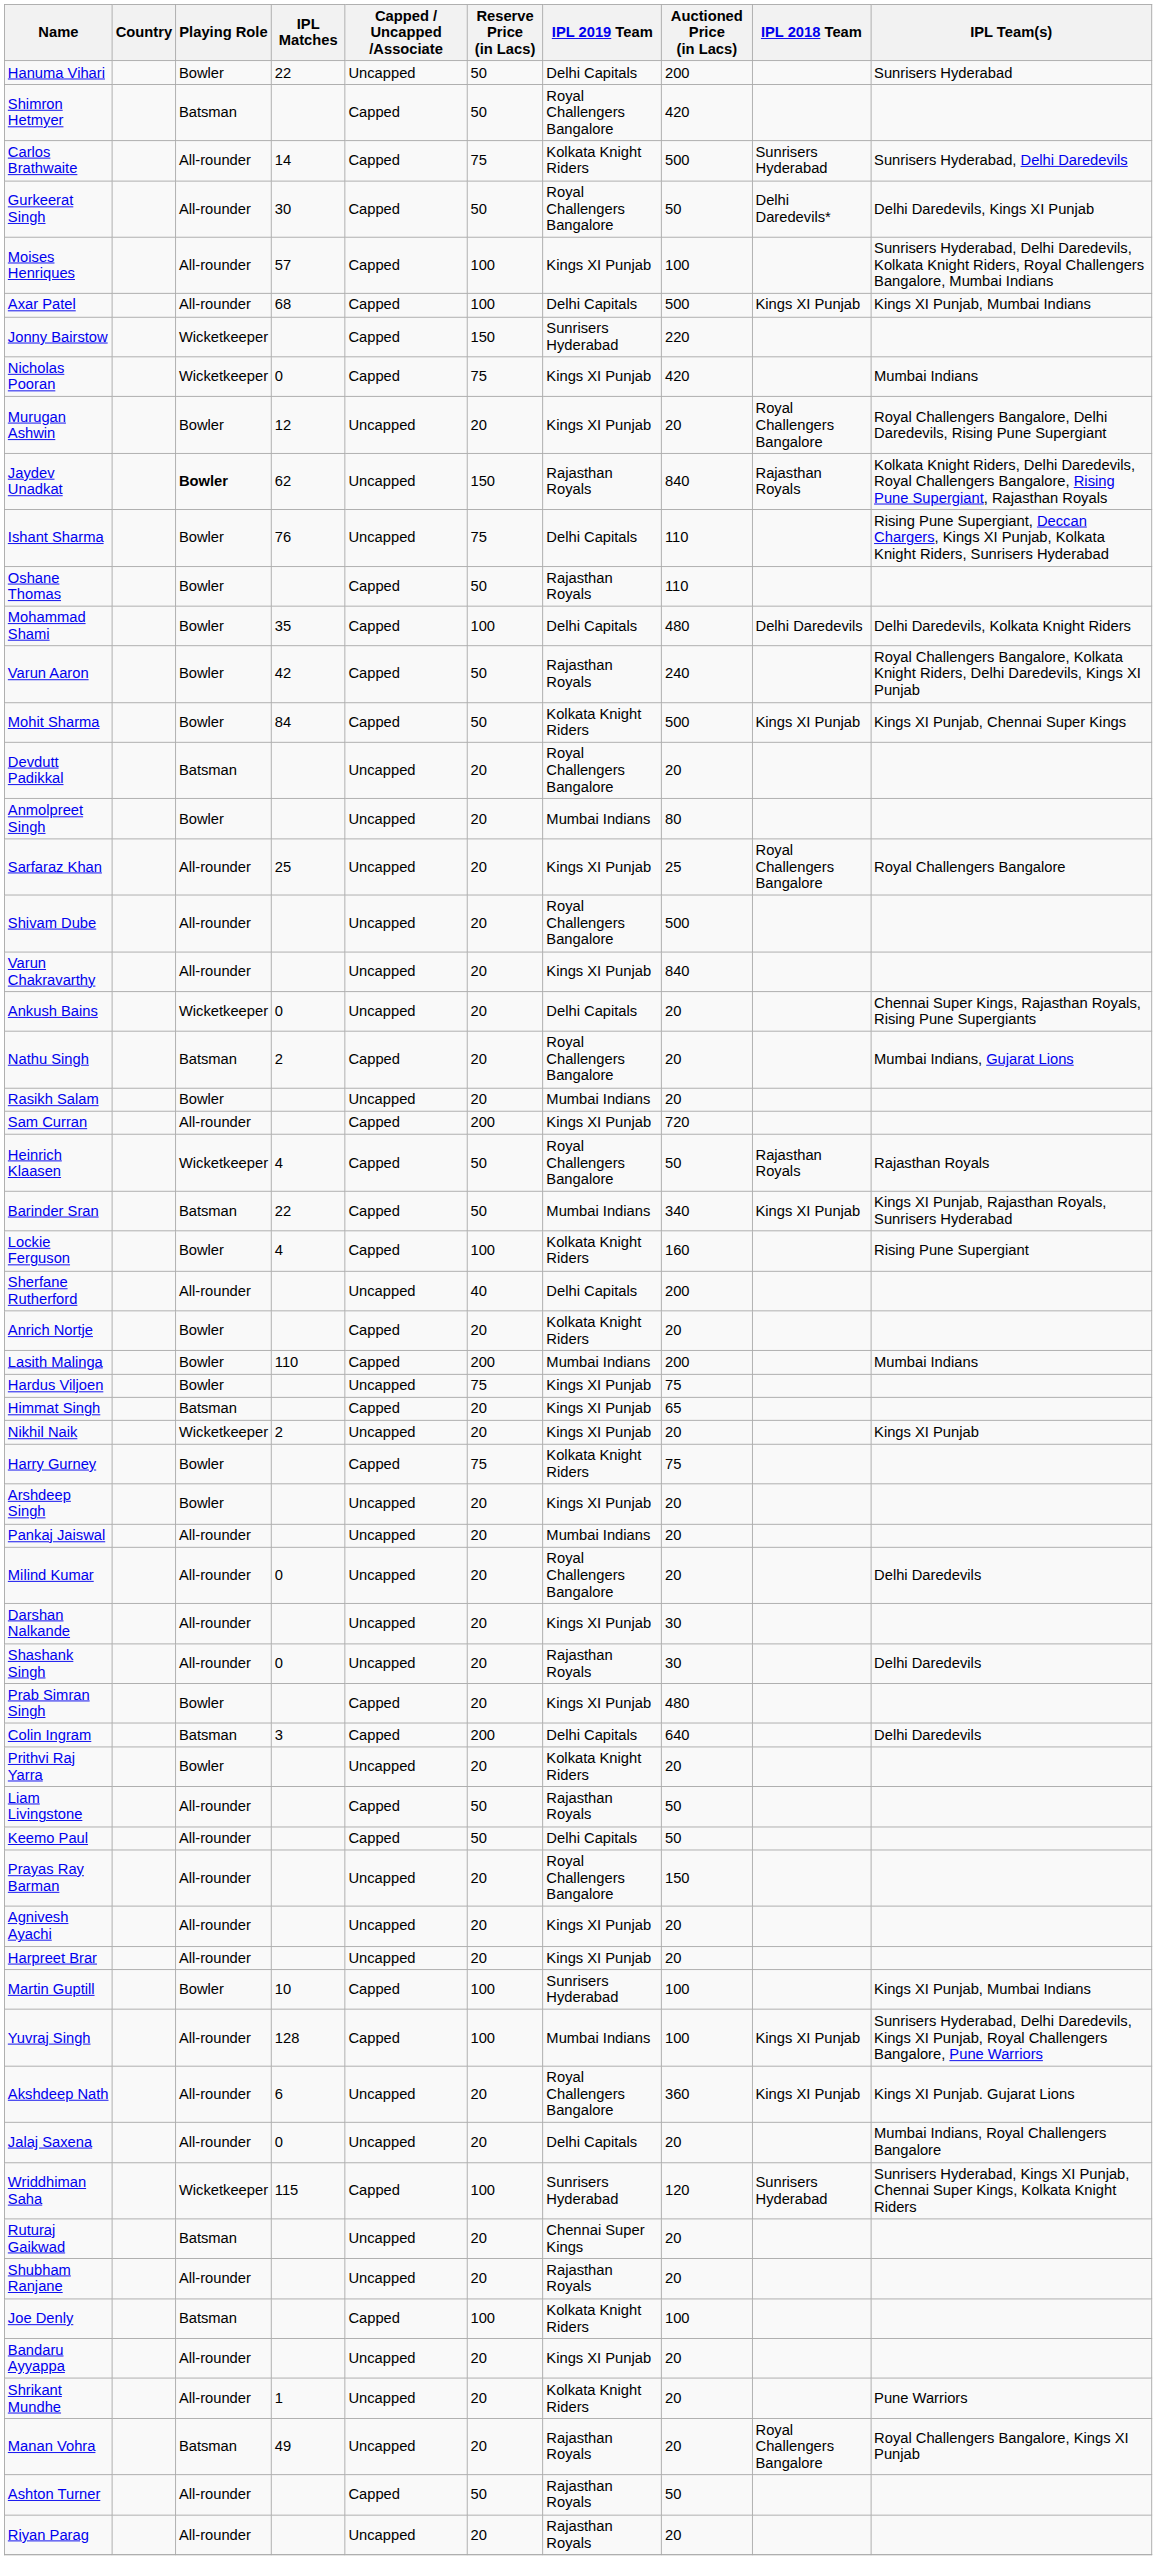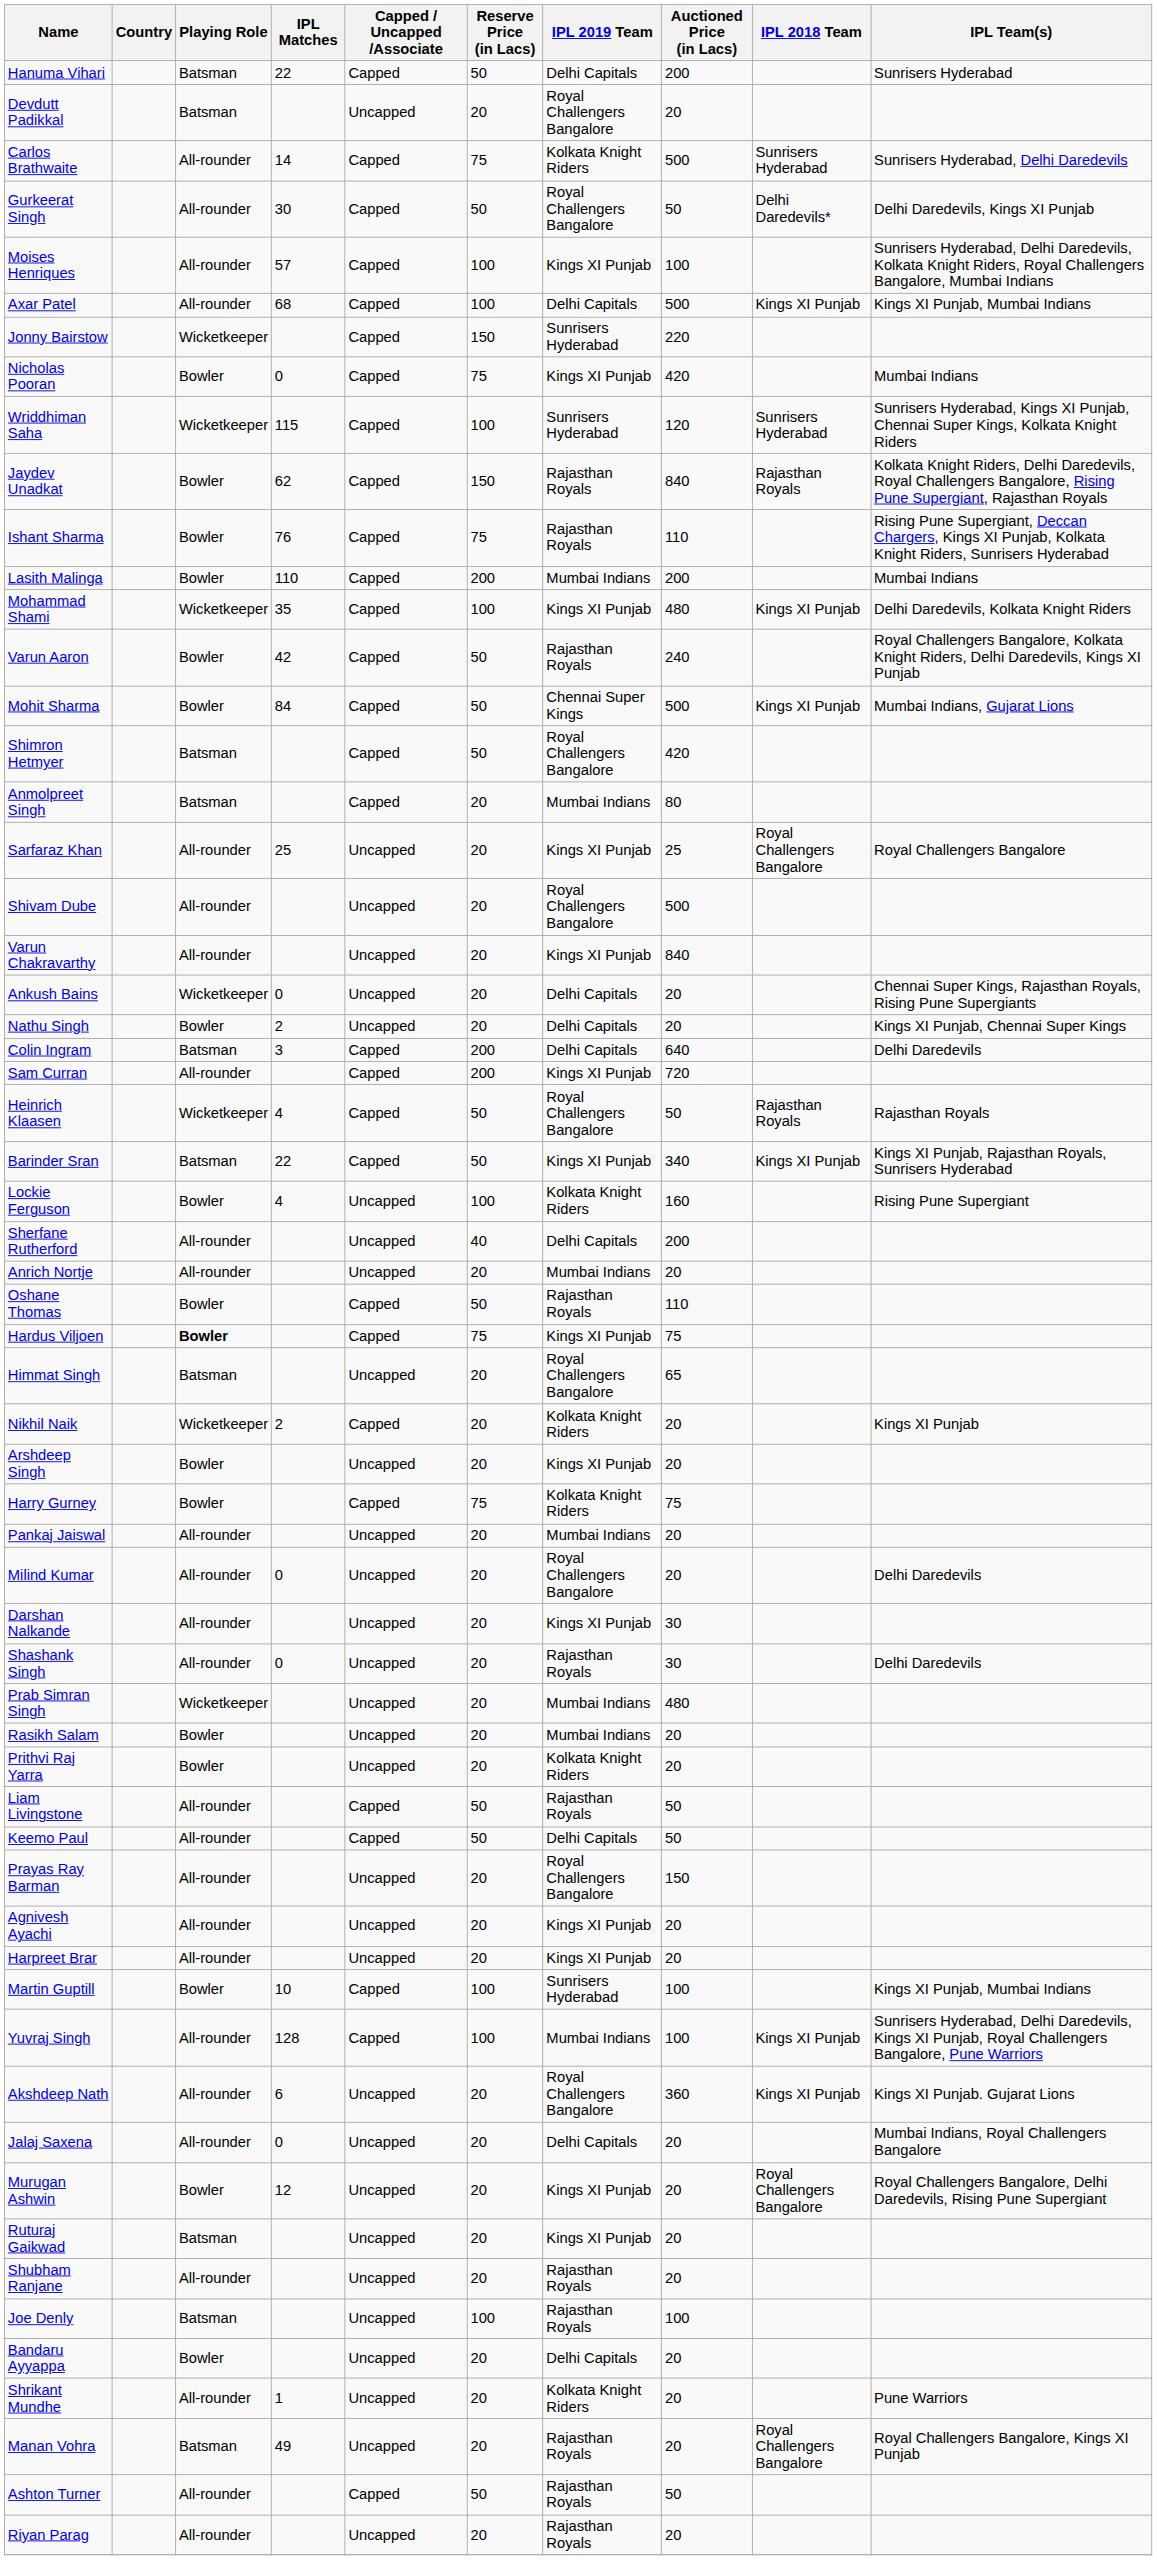(201, 72) Bowler -> (208, 72) Batsman
(382, 72) Uncapped -> (374, 72) Capped
rows swapped: (36, 112) <-> (36, 770)
(223, 376) Wicketkeeper -> (201, 376) Bowler
rows swapped: (47, 2190) <-> (37, 424)
(203, 481) bold -> (201, 481) normal
(382, 481) Uncapped -> (374, 481) Capped
(382, 537) Uncapped -> (374, 537) Capped
(592, 537) Delhi Capitals -> (580, 537) Rajasthan Royals
rows swapped: (55, 1362) <-> (34, 586)
(201, 626) Bowler -> (223, 609) Wicketkeeper
(592, 626) Delhi Capitals -> (599, 609) Kings XI Punjab
(809, 626) Delhi Daredevils -> (808, 609) Kings XI Punjab
(594, 722) Kolkata Knight Riders -> (595, 705) Chennai Super Kings
(1000, 722) Kings XI Punjab, Chennai Super Kings -> (974, 705) Mumbai Indians, Gujarat Lions
(201, 818) Bowler -> (208, 802) Batsman
(382, 818) Uncapped -> (374, 802) Capped
(208, 1059) Batsman -> (201, 1026) Bowler
(374, 1059) Capped -> (382, 1026) Uncapped
(586, 1059) Royal Challengers Bangalore -> (592, 1026) Delhi Capitals
(974, 1059) Mumbai Indians, Gujarat Lions -> (1000, 1026) Kings XI Punjab, Chennai Super Kings
rows swapped: (50, 1735) <-> (53, 1099)
(598, 1211) Mumbai Indians -> (599, 1161) Kings XI Punjab
(374, 1250) Capped -> (382, 1201) Uncapped
(201, 1330) Bowler -> (215, 1272) All-rounder
(374, 1330) Capped -> (382, 1272) Uncapped
(594, 1330) Kolkata Knight Riders -> (598, 1272) Mumbai Indians
(201, 1385) normal -> (203, 1336) bold
(382, 1385) Uncapped -> (374, 1336) Capped
(374, 1409) Capped -> (382, 1375) Uncapped
(599, 1409) Kings XI Punjab -> (586, 1375) Royal Challengers Bangalore
(382, 1432) Uncapped -> (374, 1424) Capped
(599, 1432) Kings XI Punjab -> (594, 1424) Kolkata Knight Riders
rows swapped: (39, 1503) <-> (52, 1464)
(201, 1703) Bowler -> (223, 1703) Wicketkeeper
(374, 1703) Capped -> (382, 1703) Uncapped
(599, 1703) Kings XI Punjab -> (598, 1703) Mumbai Indians
(595, 2238) Chennai Super Kings -> (599, 2238) Kings XI Punjab
(374, 2318) Capped -> (382, 2318) Uncapped
(594, 2318) Kolkata Knight Riders -> (580, 2318) Rajasthan Royals
(215, 2358) All-rounder -> (201, 2358) Bowler
(599, 2358) Kings XI Punjab -> (592, 2358) Delhi Capitals
